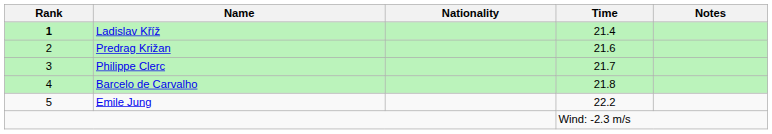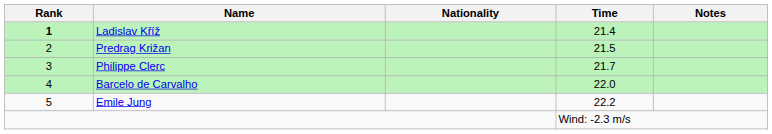(605, 48) 21.6 -> (605, 48) 21.5
(605, 84) 21.8 -> (605, 84) 22.0
